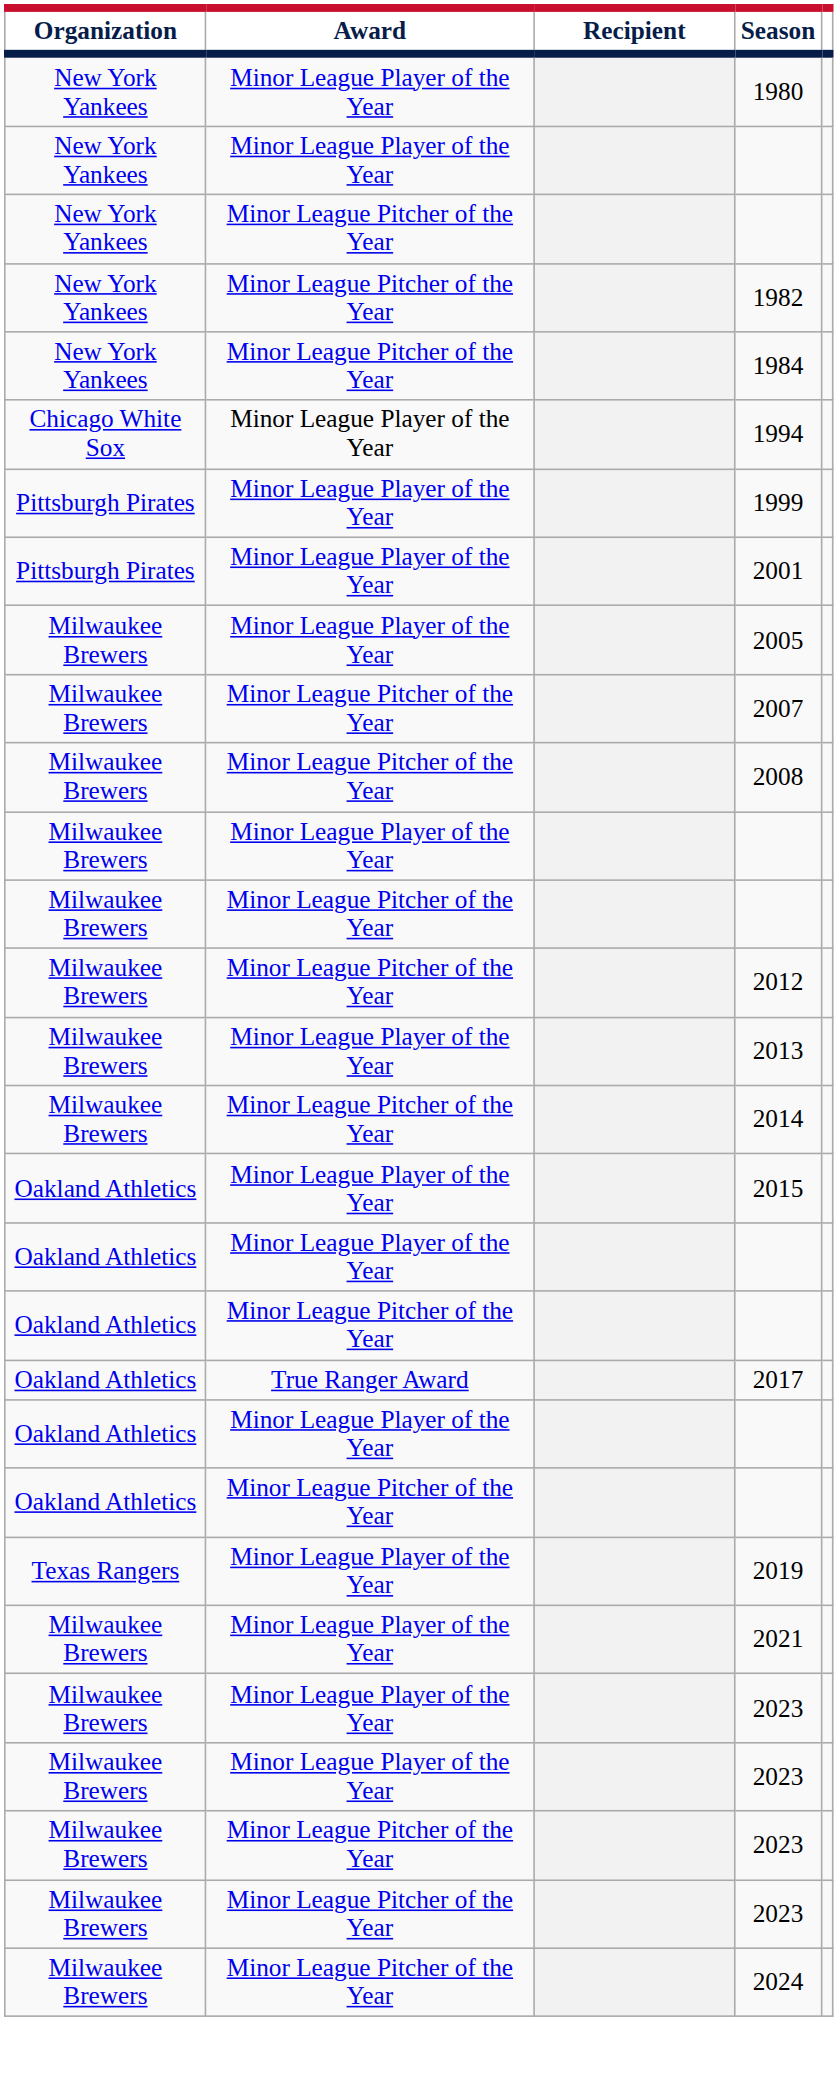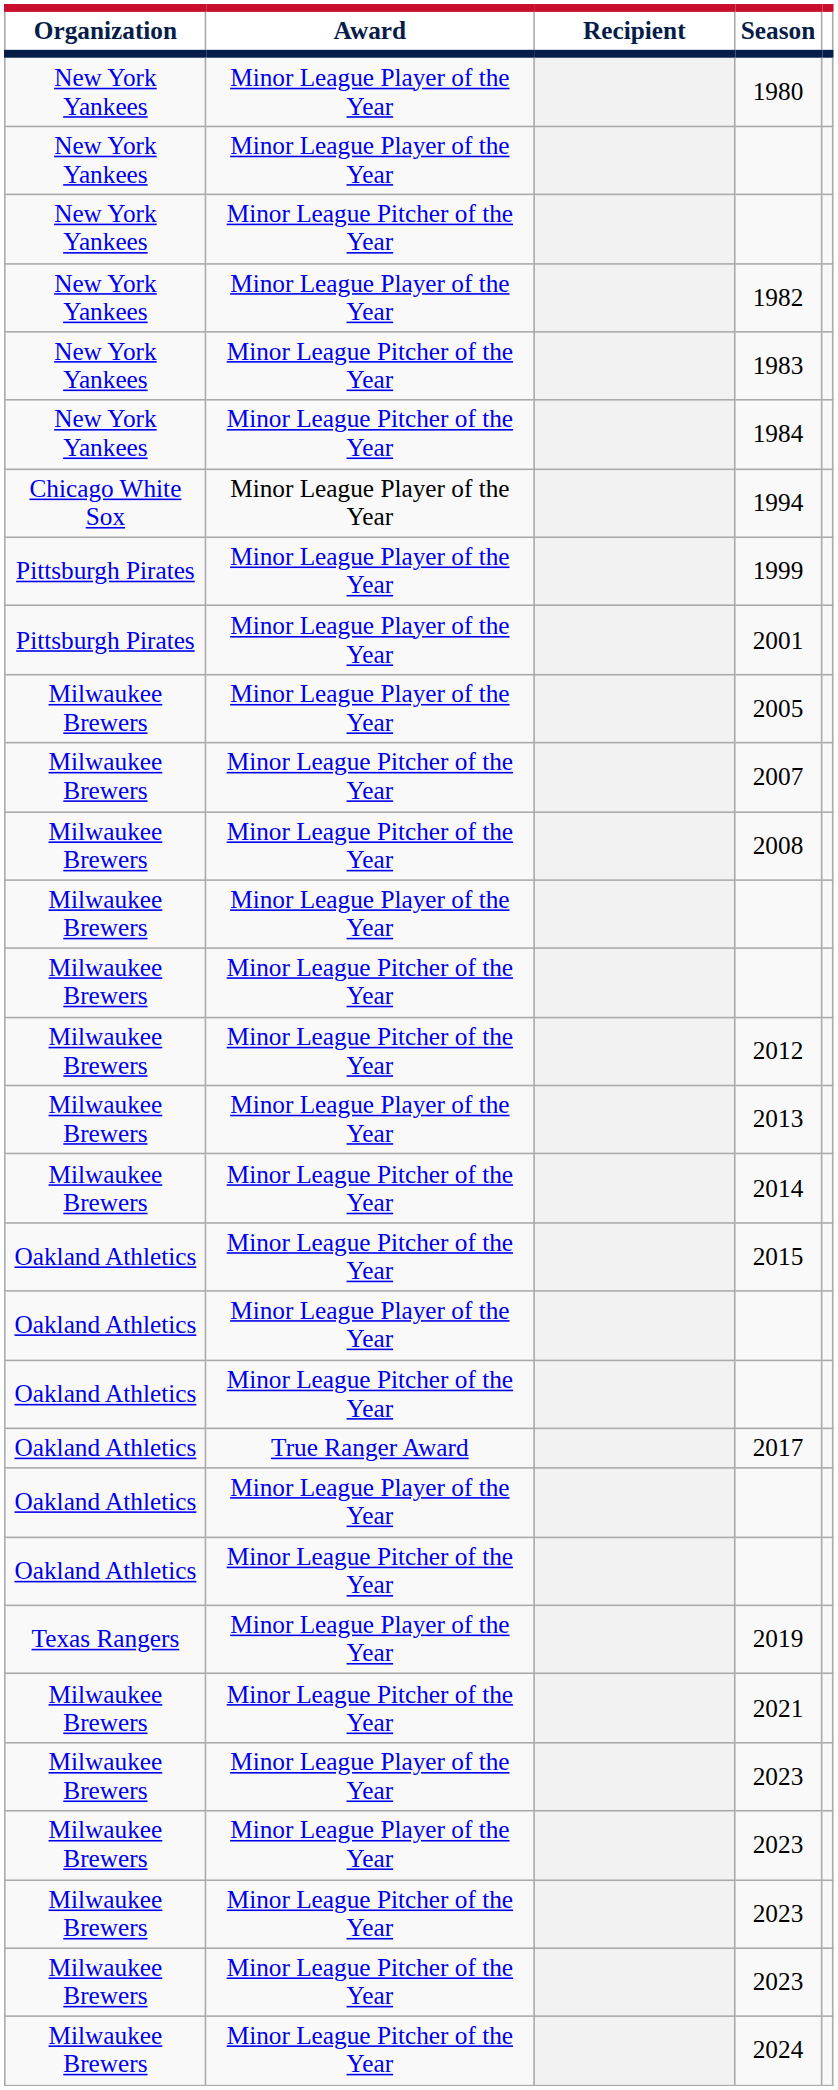(370, 297) Minor League Pitcher of the Year -> (370, 297) Minor League Player of the Year
+ row: (105, 365)
(370, 1188) Minor League Player of the Year -> (370, 1256) Minor League Pitcher of the Year
(370, 1639) Minor League Player of the Year -> (370, 1707) Minor League Pitcher of the Year
